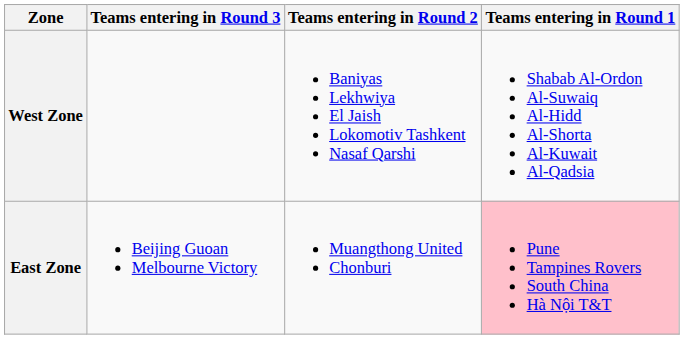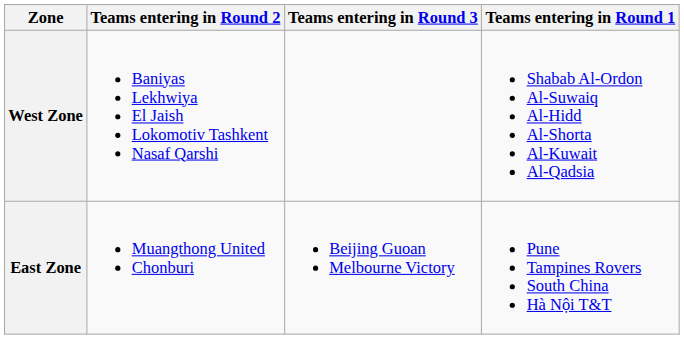columns swapped: (185, 17) <-> (383, 17)
(580, 277) pink background -> (580, 277) no background
